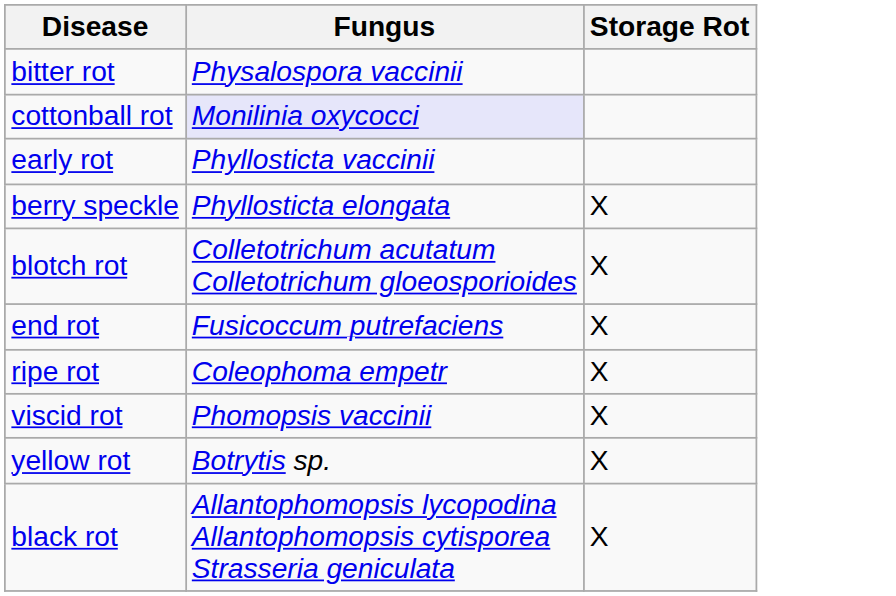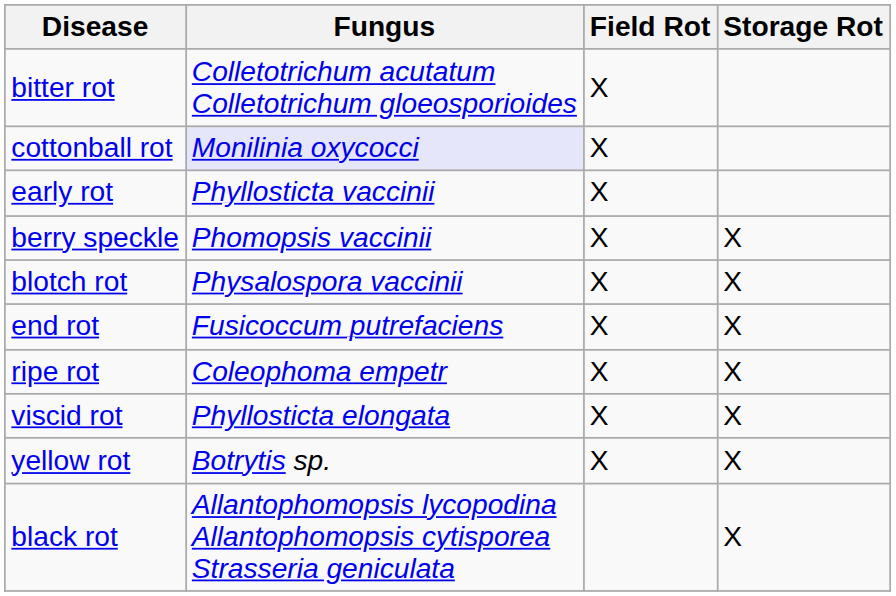+ column: (650, 26)
(327, 71) Physalospora vaccinii -> (384, 87) Colletotrichum acutatum Colletotrichum gloeosporioides
(321, 205) Phyllosticta elongata -> (312, 237) Phomopsis vaccinii
(384, 265) Colletotrichum acutatum Colletotrichum gloeosporioides -> (327, 281) Physalospora vaccinii
(312, 415) Phomopsis vaccinii -> (321, 415) Phyllosticta elongata
